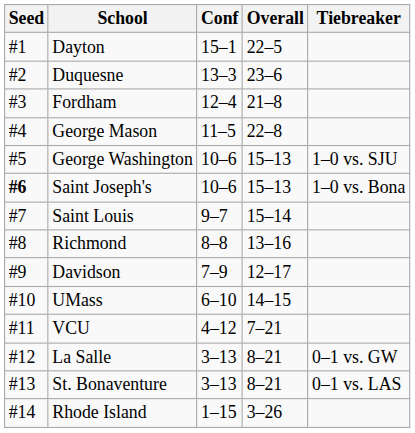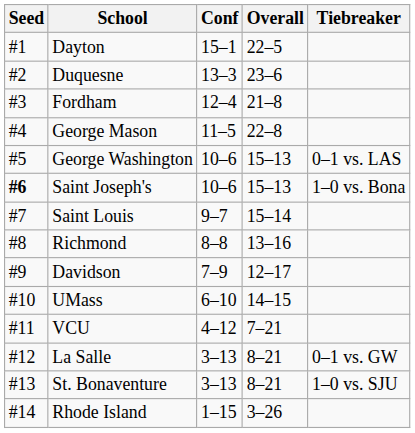(355, 159) 1–0 vs. SJU -> (357, 159) 0–1 vs. LAS
(357, 384) 0–1 vs. LAS -> (355, 384) 1–0 vs. SJU
